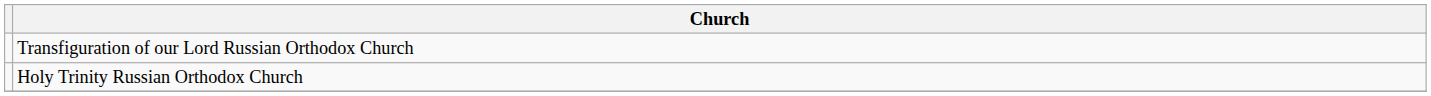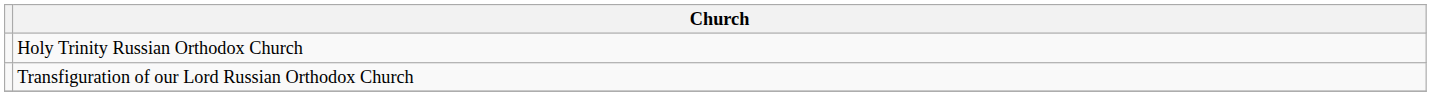rows swapped: (160, 76) <-> (215, 47)
